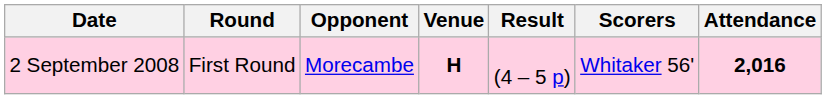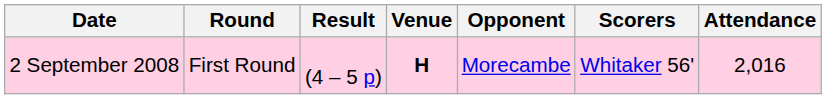columns swapped: (359, 20) <-> (532, 20)
(760, 65) bold -> (760, 65) normal
